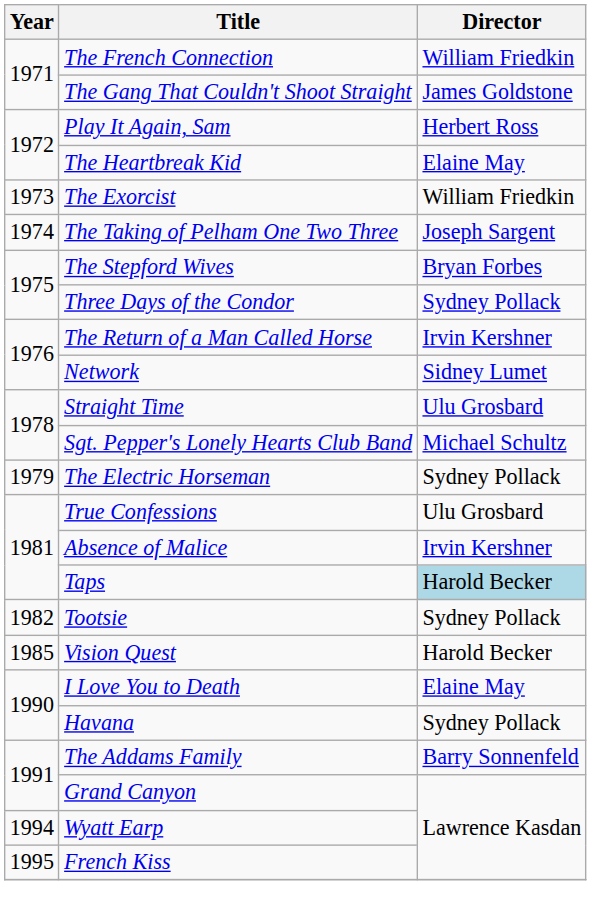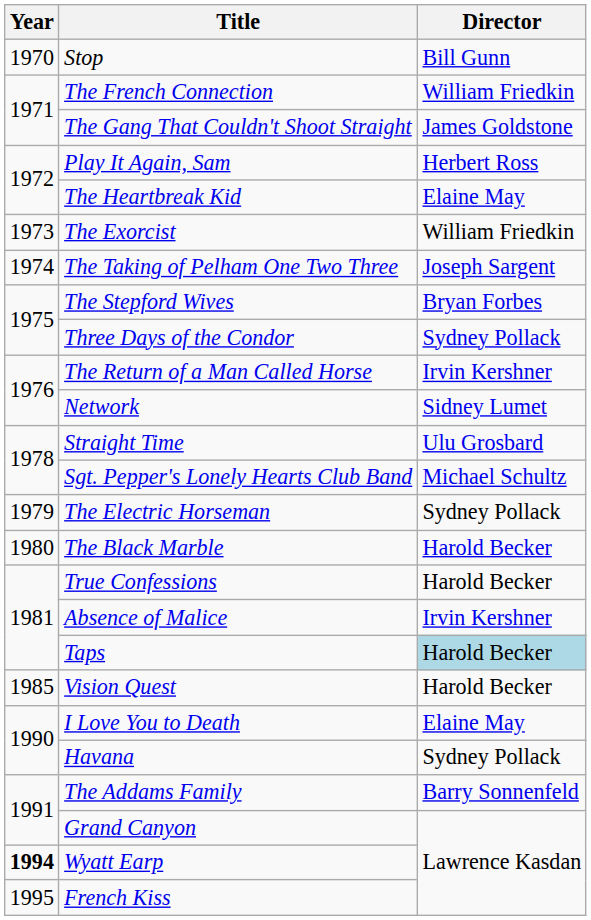+ row: (84, 57)
+ row: (144, 547)
(483, 512) Ulu Grosbard -> (487, 582) Harold Becker
- row: (96, 617)
(32, 827) normal -> (32, 862) bold
